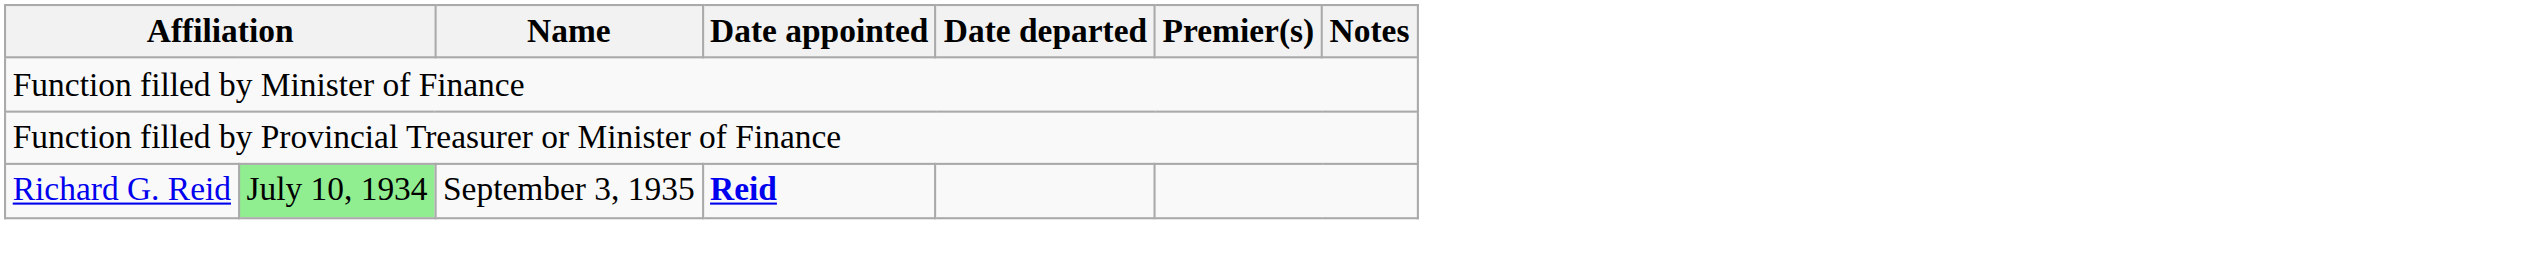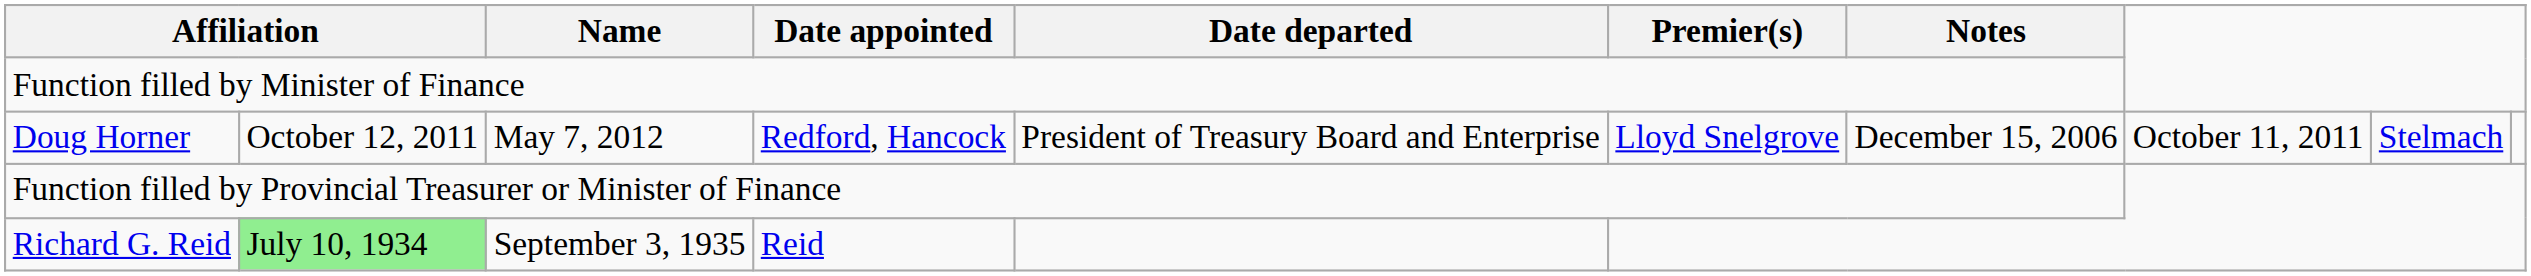+ row: (101, 137)
(744, 190) bold -> (792, 243) normal
